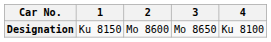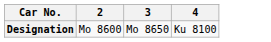- column: (100, 13)
